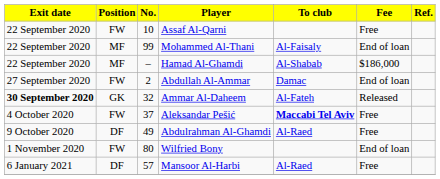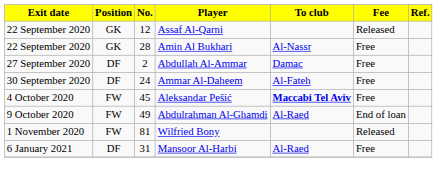(117, 30) FW -> (114, 30) GK
(148, 30) 10 -> (145, 30) 12
(369, 30) Free -> (375, 30) Released
+ row: (195, 47)
- row: (208, 47)
- row: (202, 64)
(117, 81) FW -> (114, 64) DF
(384, 81) End of loan -> (365, 64) Free
(50, 98) bold -> (48, 81) normal
(117, 98) GK -> (114, 81) DF
(148, 98) 32 -> (145, 81) 24
(379, 98) Released -> (365, 81) Free
(148, 115) 37 -> (145, 98) 45
(117, 132) DF -> (114, 115) FW
(369, 132) Free -> (381, 115) End of loan
(148, 149) 80 -> (145, 132) 81
(384, 149) End of loan -> (375, 132) Released
(148, 166) 57 -> (145, 149) 31
